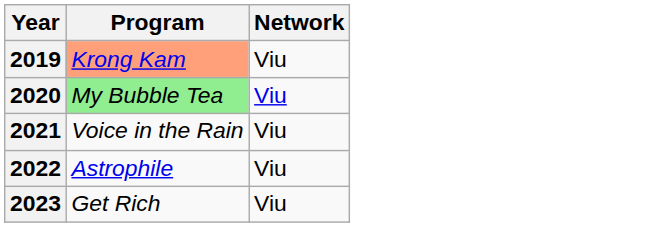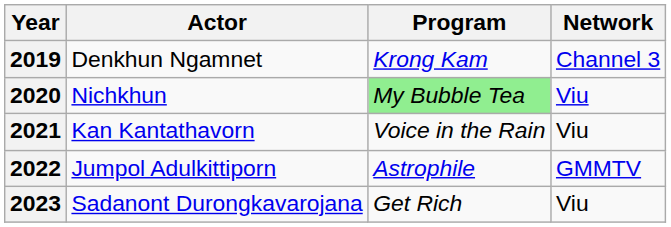+ column: (217, 22)
(129, 58) lightsalmon background -> (431, 58) no background
(270, 58) Viu -> (608, 58) Channel 3
(270, 167) Viu -> (599, 167) GMMTV
